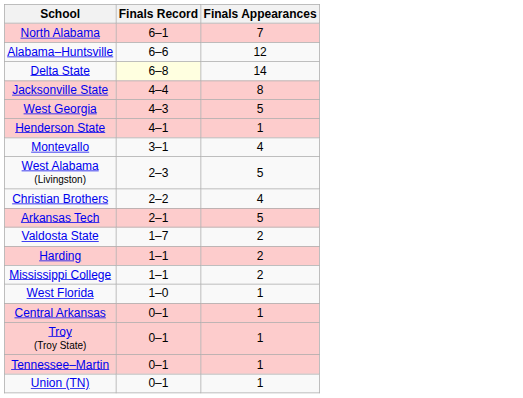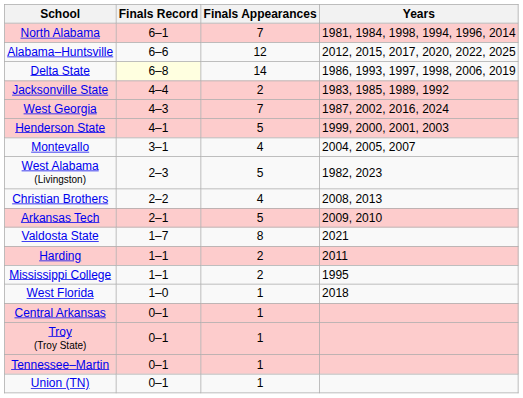+ column: (419, 14)
(260, 90) 8 -> (260, 90) 2
(260, 109) 5 -> (260, 109) 7
(260, 128) 1 -> (260, 128) 5
(260, 236) 2 -> (260, 236) 8
